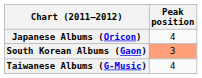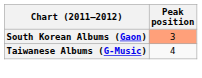- row: (77, 37)
